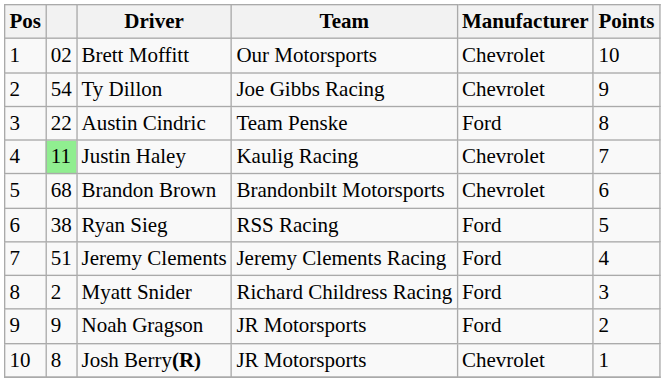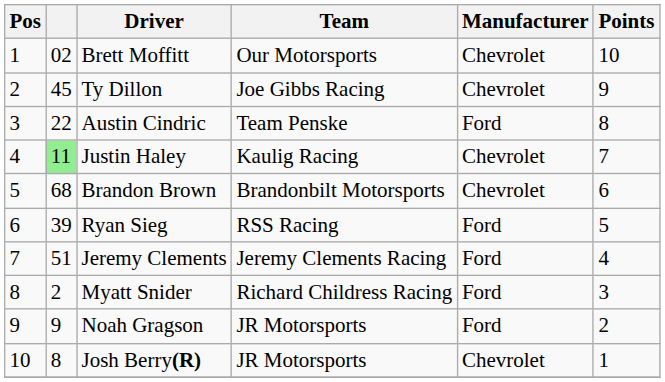(61, 88) 54 -> (61, 88) 45
(61, 224) 38 -> (61, 224) 39
